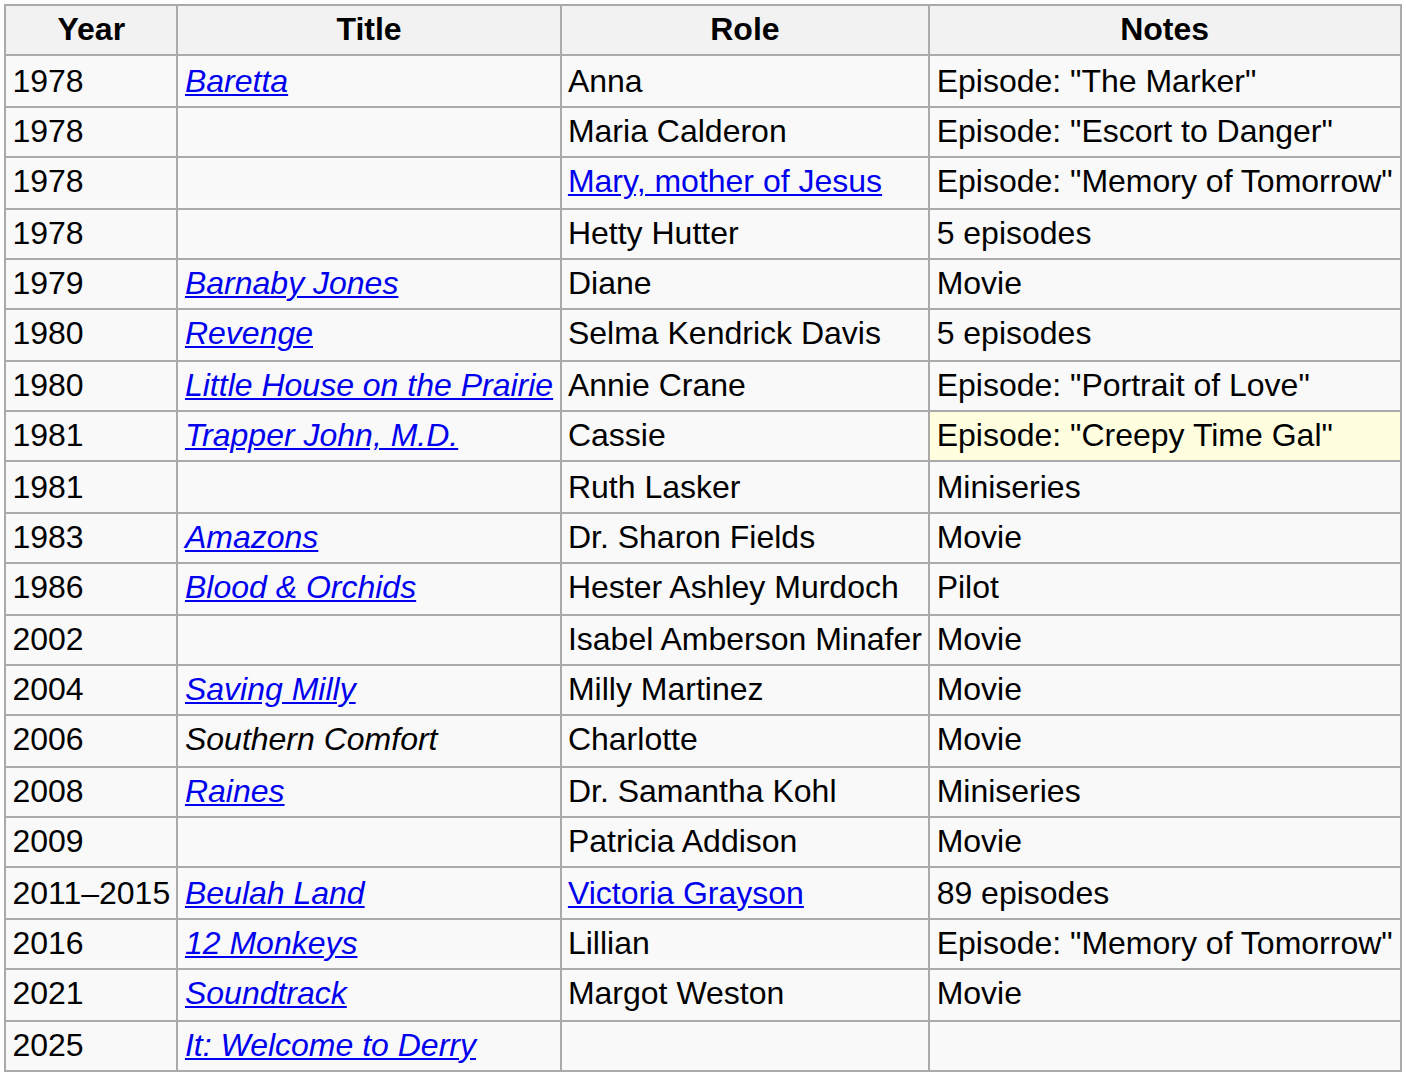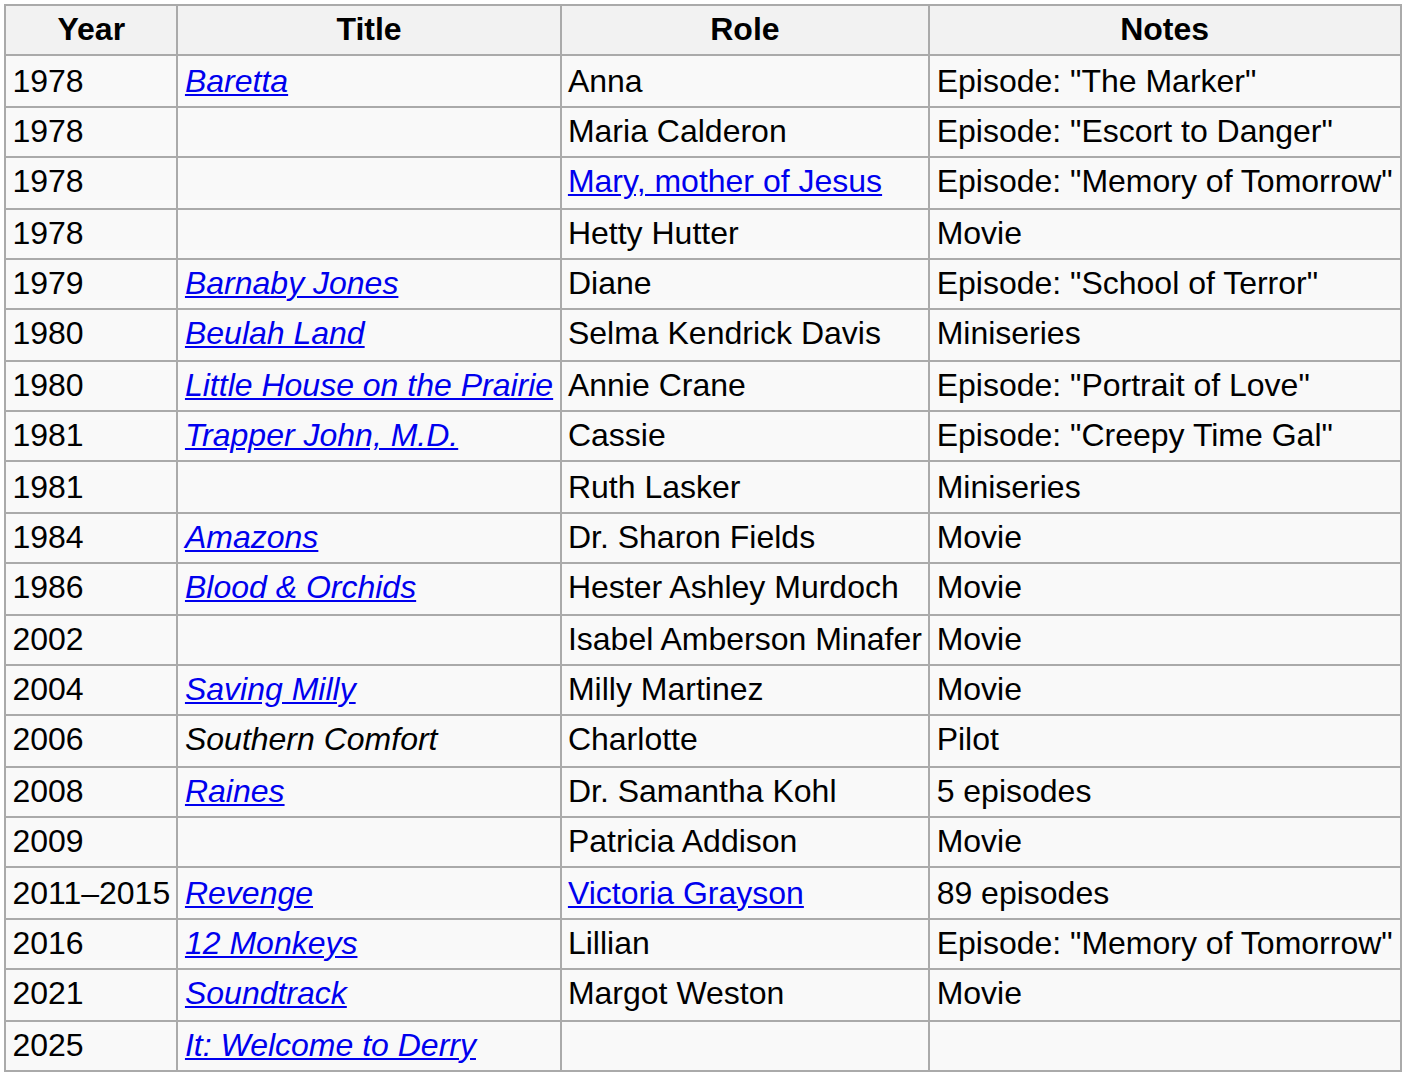(1014, 232) 5 episodes -> (979, 232) Movie
(979, 283) Movie -> (1127, 283) Episode: "School of Terror"
(249, 334) Revenge -> (275, 334) Beulah Land
(1014, 334) 5 episodes -> (1009, 334) Miniseries
(1135, 435) lightyellow background -> (1135, 435) no background
(48, 537) 1983 -> (48, 537) 1984
(968, 588) Pilot -> (979, 588) Movie
(979, 740) Movie -> (968, 740) Pilot
(1009, 791) Miniseries -> (1014, 791) 5 episodes
(275, 892) Beulah Land -> (249, 892) Revenge
